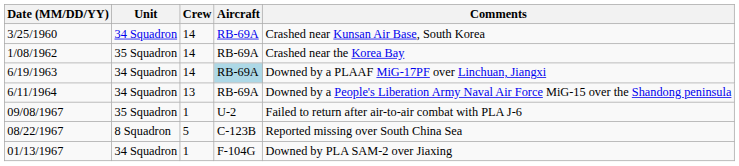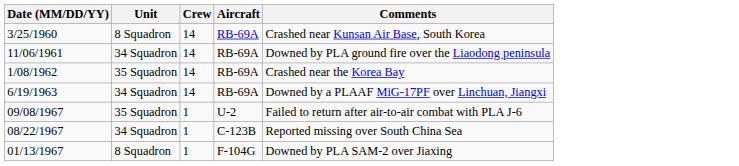(146, 33) 34 Squadron -> (143, 33) 8 Squadron
+ row: (35, 53)
(238, 72) lightblue background -> (238, 92) no background
- row: (32, 92)
(143, 131) 8 Squadron -> (146, 131) 34 Squadron
(186, 131) 5 -> (186, 131) 1
(146, 151) 34 Squadron -> (143, 151) 8 Squadron
